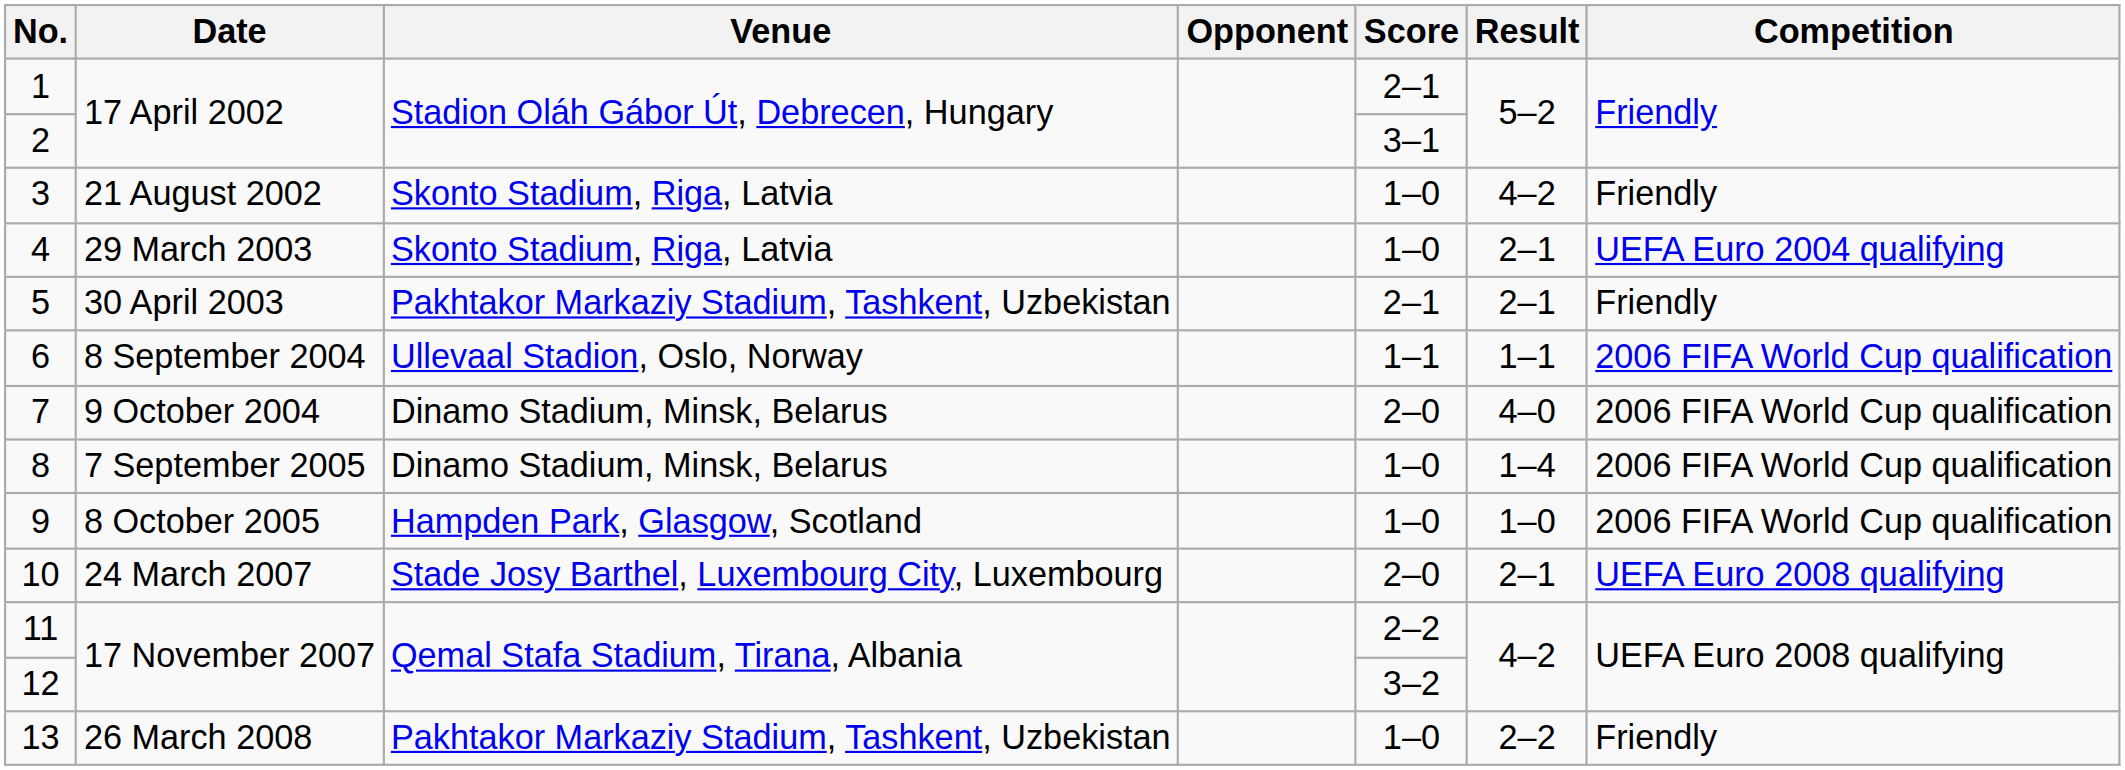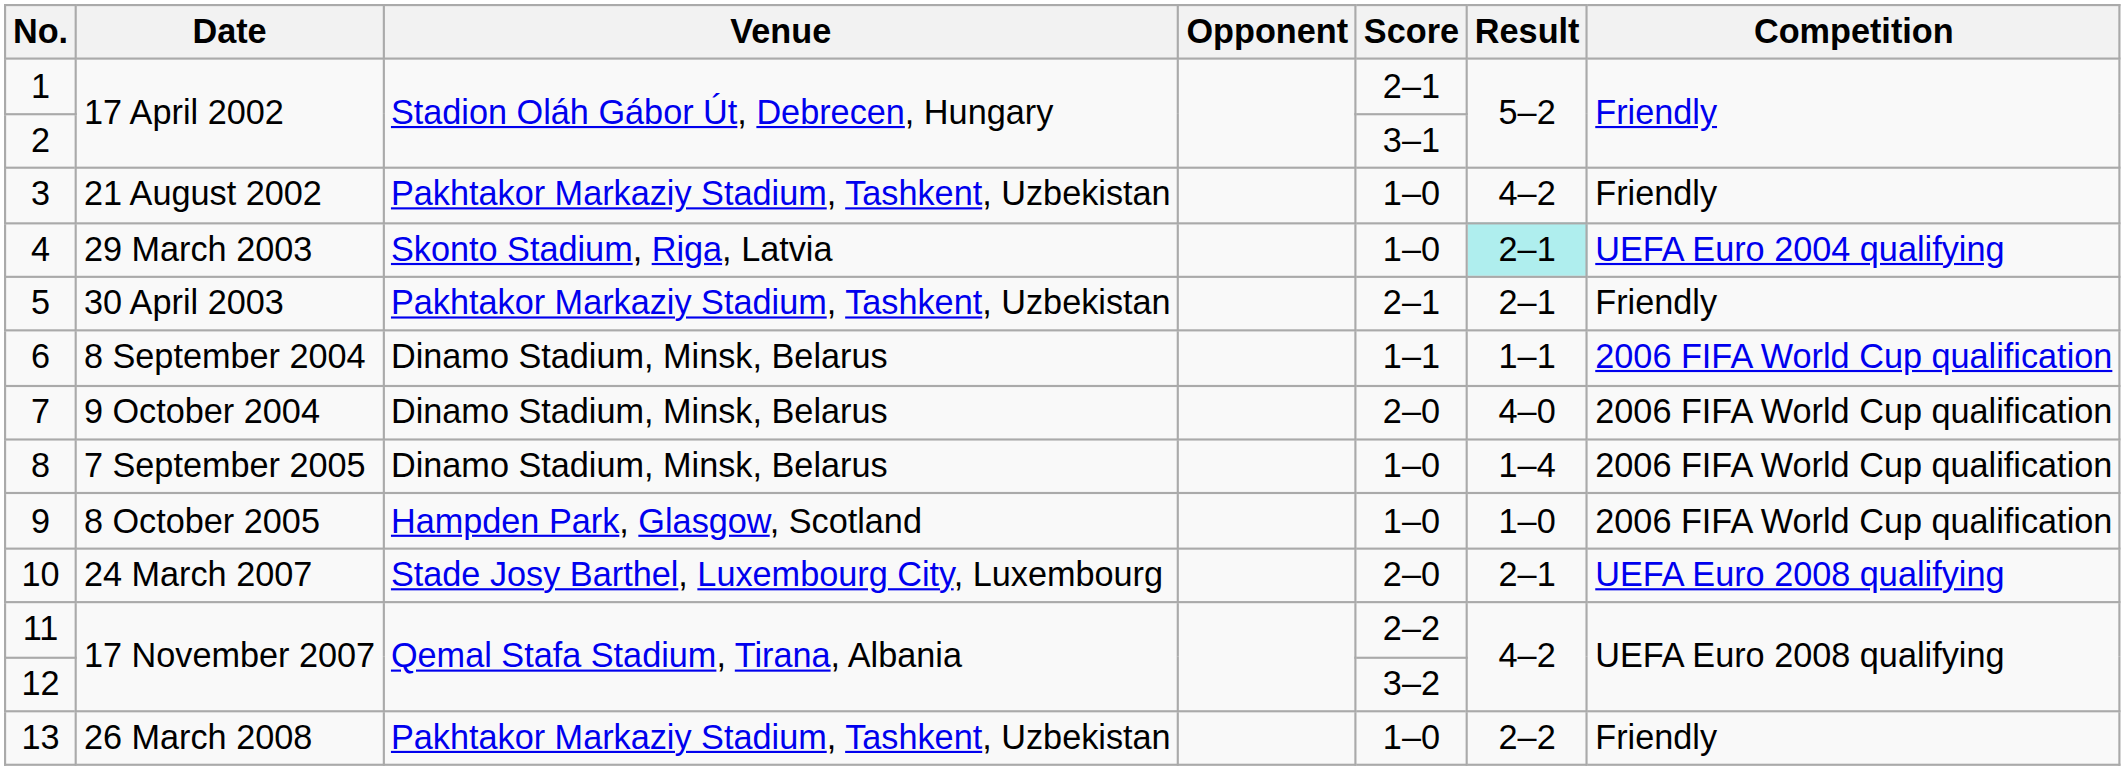(612, 194) Skonto Stadium, Riga, Latvia -> (781, 194) Pakhtakor Markaziy Stadium, Tashkent, Uzbekistan
(1527, 248) no background -> (1527, 248) paleturquoise background
(627, 357) Ullevaal Stadion, Oslo, Norway -> (639, 357) Dinamo Stadium, Minsk, Belarus
